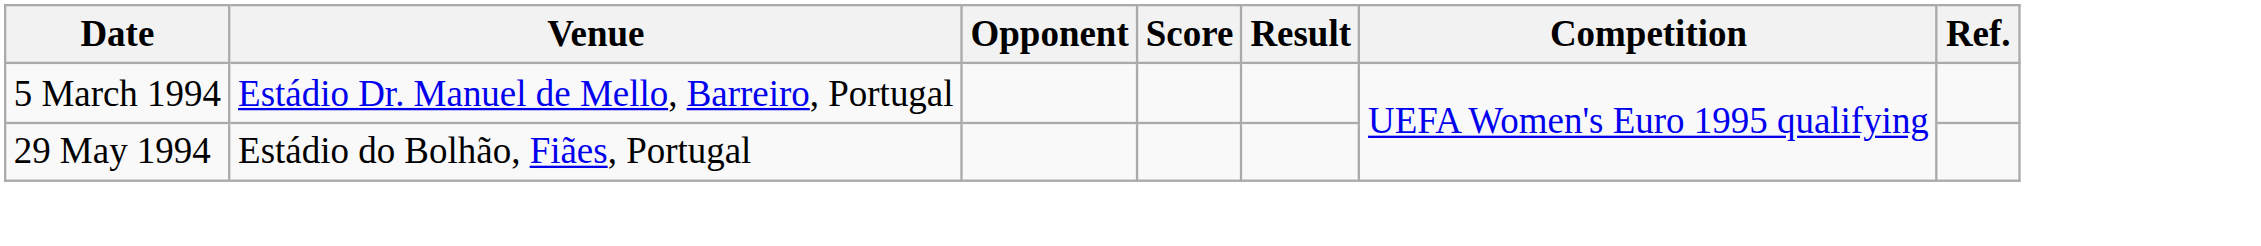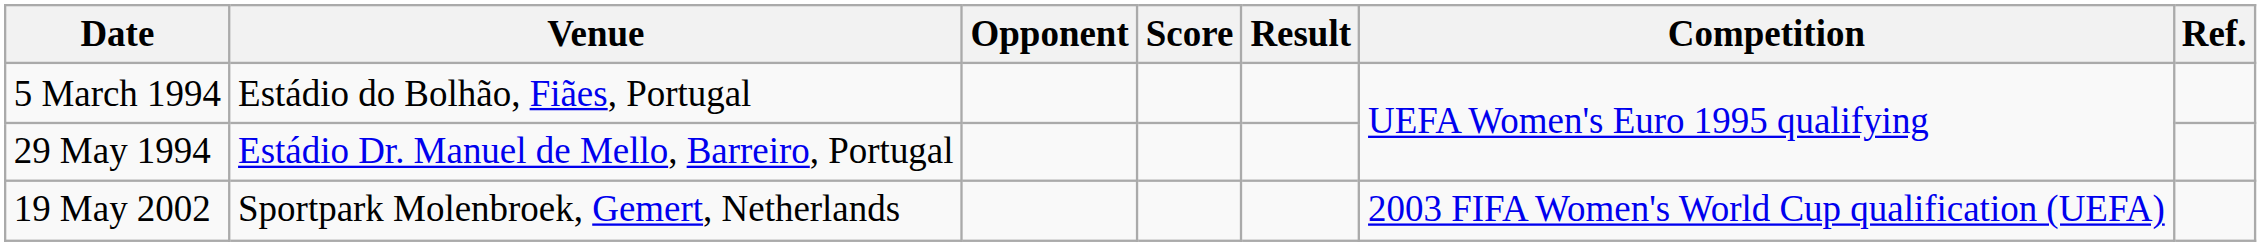(596, 92) Estádio Dr. Manuel de Mello, Barreiro, Portugal -> (495, 92) Estádio do Bolhão, Fiães, Portugal
(495, 151) Estádio do Bolhão, Fiães, Portugal -> (596, 151) Estádio Dr. Manuel de Mello, Barreiro, Portugal
+ row: (112, 209)
